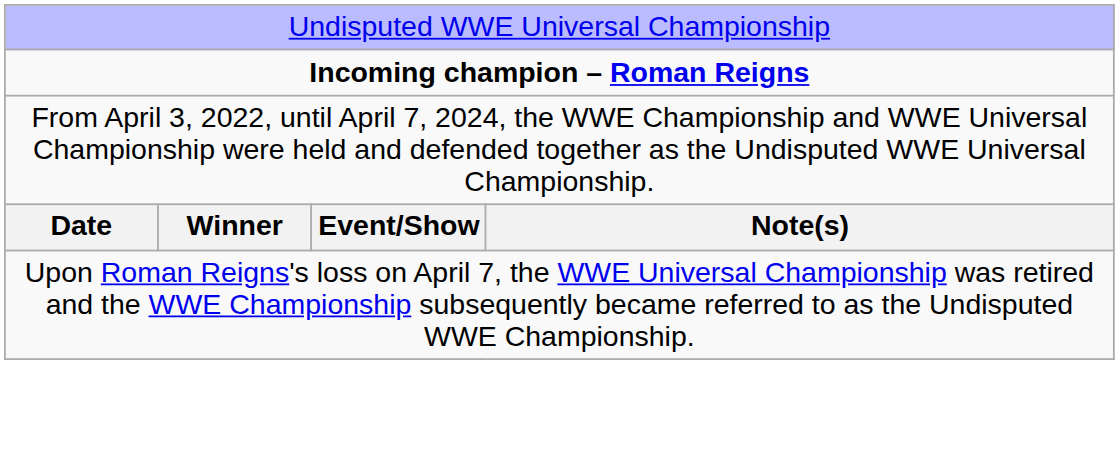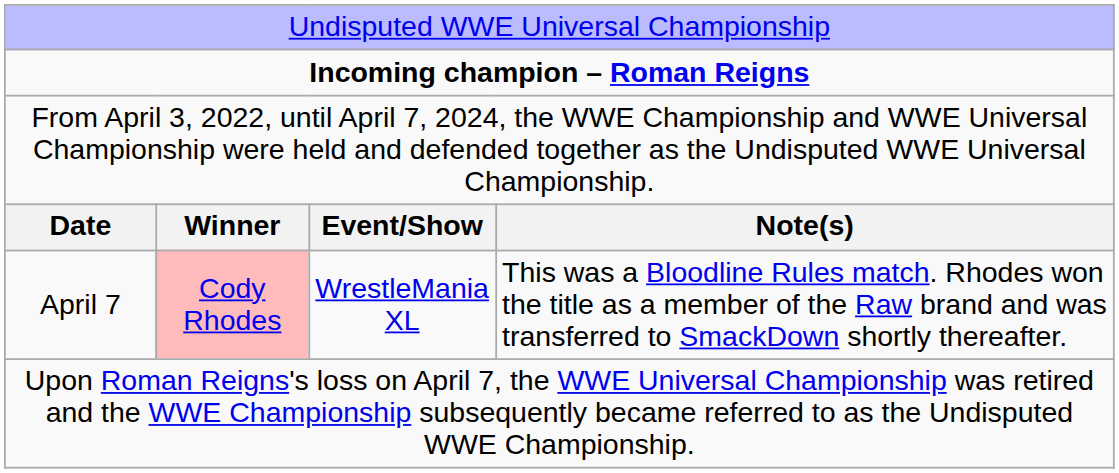+ row: (80, 303)
